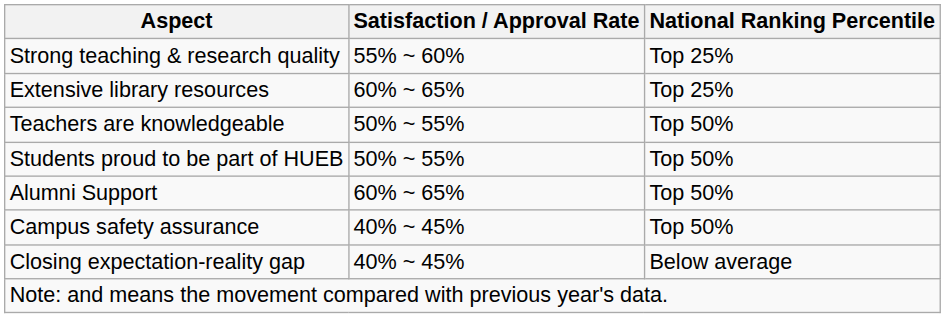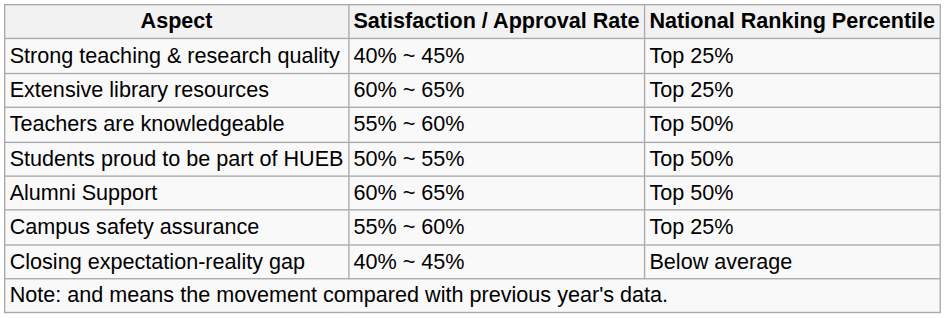(409, 55) 55% ~ 60% -> (409, 55) 40% ~ 45%
(409, 124) 50% ~ 55% -> (409, 124) 55% ~ 60%
(409, 227) 40% ~ 45% -> (409, 227) 55% ~ 60%
(691, 227) Top 50% -> (691, 227) Top 25%
